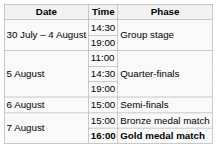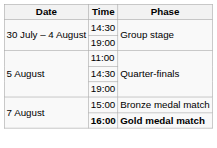- row: (103, 105)
